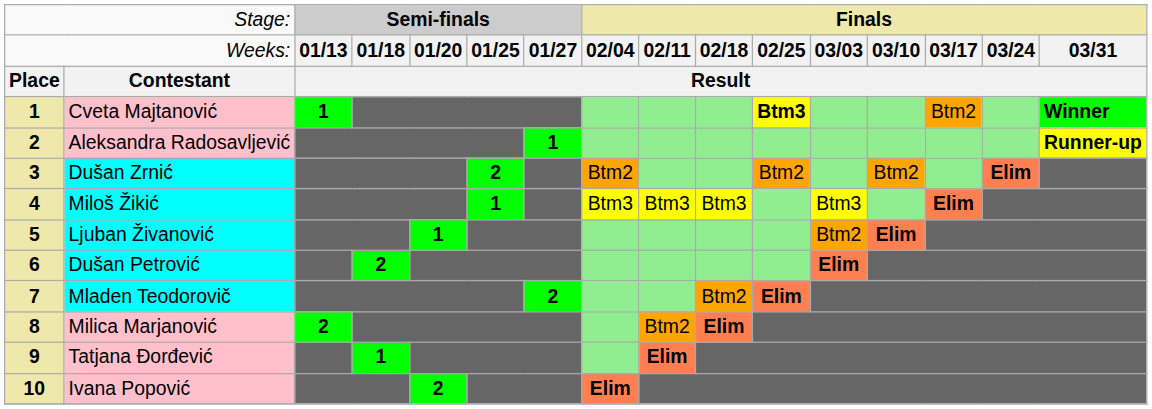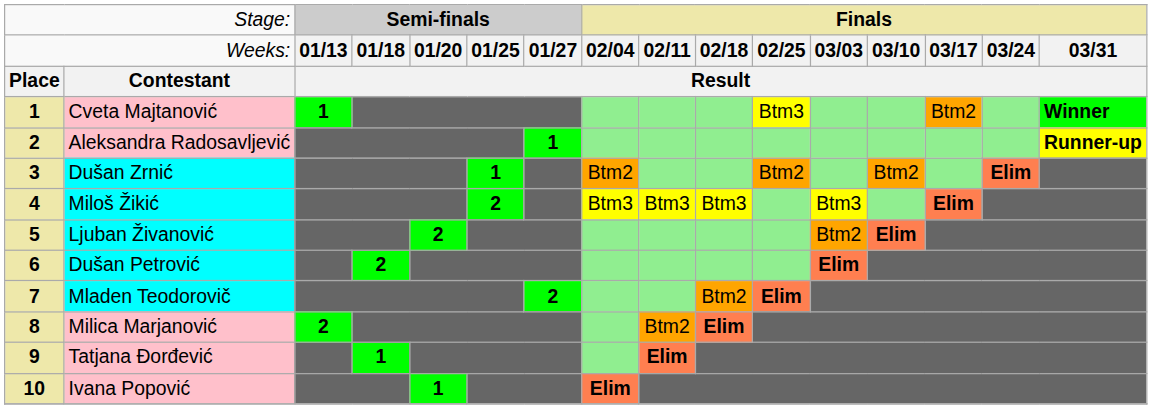(781, 111) bold -> (781, 111) normal
(496, 173) 2 -> (496, 173) 1
(496, 204) 1 -> (496, 204) 2
(438, 234) 1 -> (438, 234) 2
(438, 388) 2 -> (438, 388) 1
